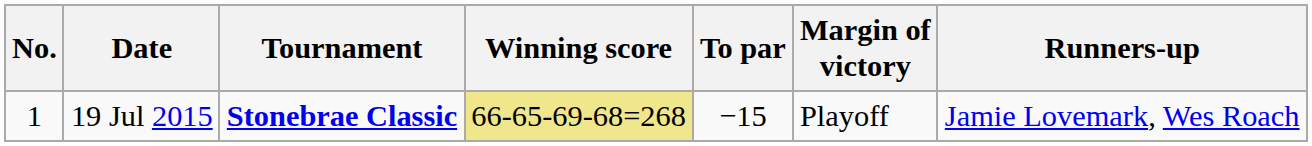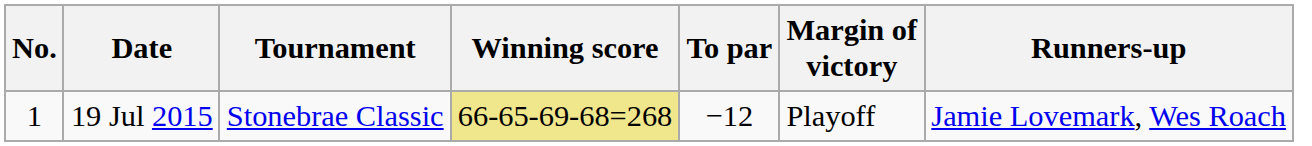(342, 115) bold -> (335, 115) normal
(743, 115) −15 -> (729, 115) −12
